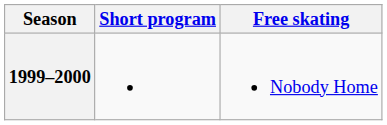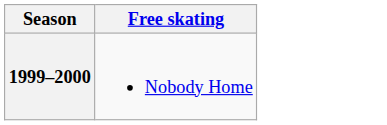- column: (158, 18)
